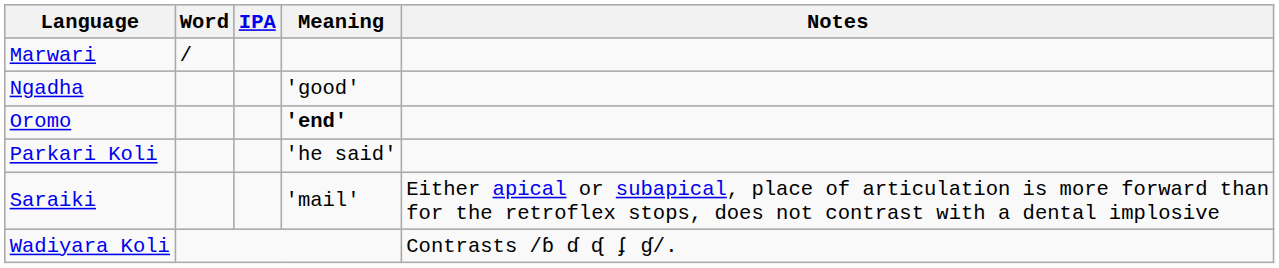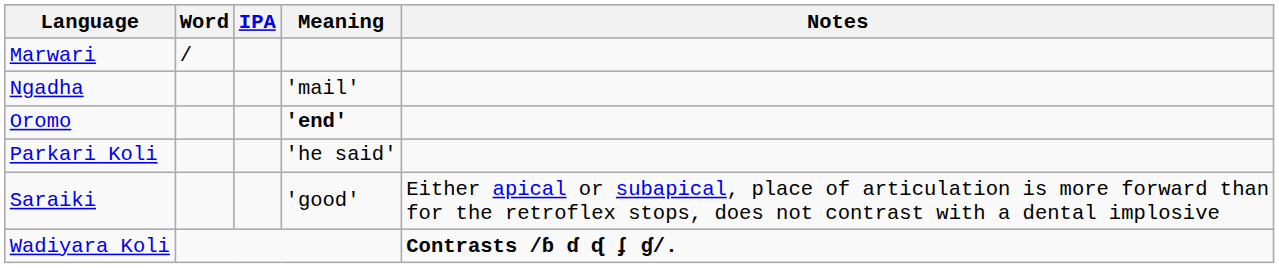(323, 88) 'good' -> (323, 88) 'mail'
(323, 201) 'mail' -> (323, 201) 'good'
(542, 246) normal -> (542, 246) bold
